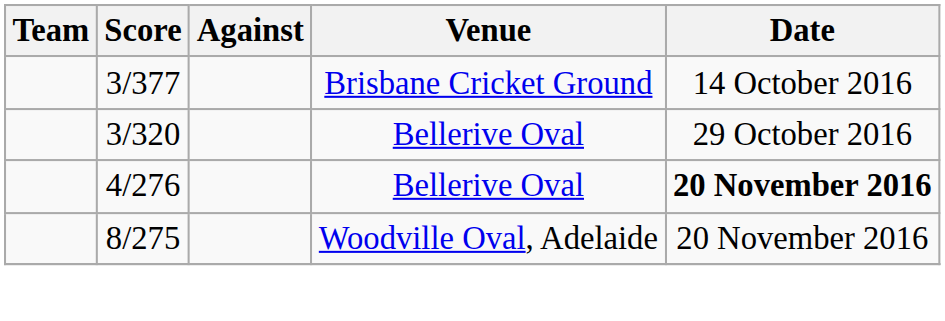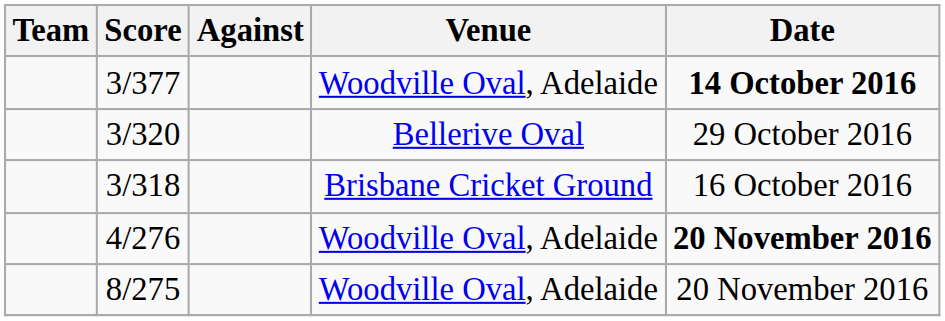(488, 82) Brisbane Cricket Ground -> (488, 82) Woodville Oval, Adelaide
(802, 82) normal -> (802, 82) bold
+ row: (143, 185)
(488, 185) Bellerive Oval -> (488, 237) Woodville Oval, Adelaide
